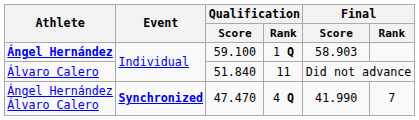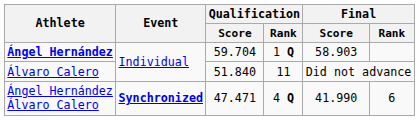(235, 52) 59.100 -> (235, 52) 59.704
(235, 98) 47.470 -> (235, 98) 47.471
(392, 98) 7 -> (392, 98) 6
